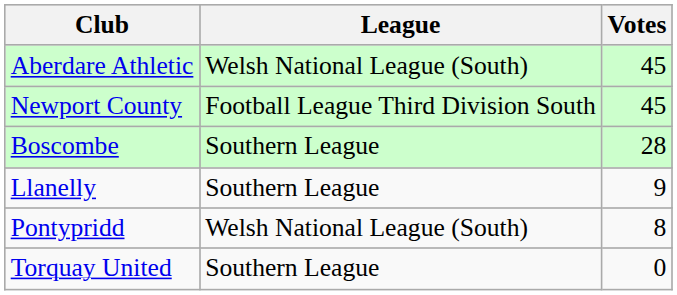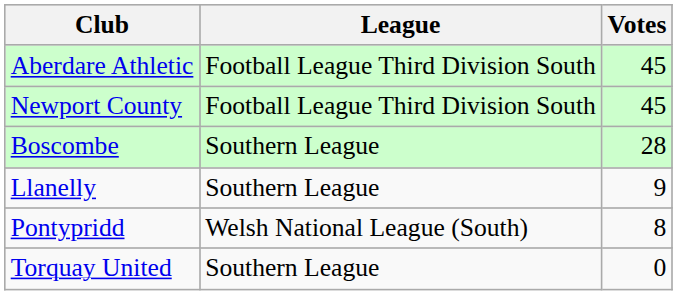(367, 65) Welsh National League (South) -> (400, 65) Football League Third Division South
